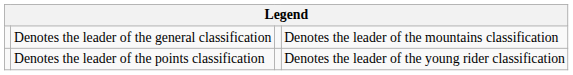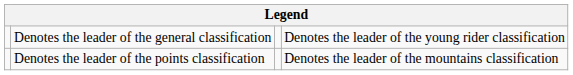(421, 37) Denotes the leader of the mountains classification -> (425, 37) Denotes the leader of the young rider classification
(425, 59) Denotes the leader of the young rider classification -> (421, 59) Denotes the leader of the mountains classification
